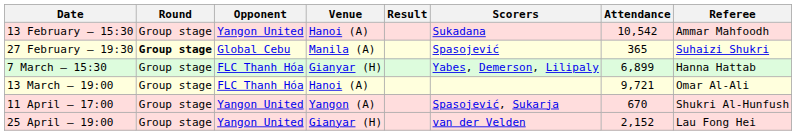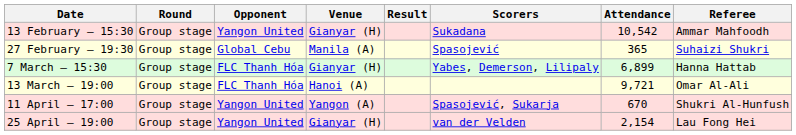(339, 31) Hanoi (A) -> (346, 31) Gianyar (H)
(175, 49) bold -> (175, 49) normal
(637, 121) 2,152 -> (637, 121) 2,154
